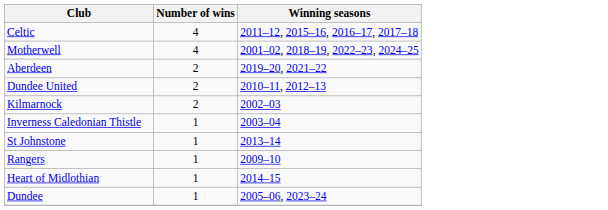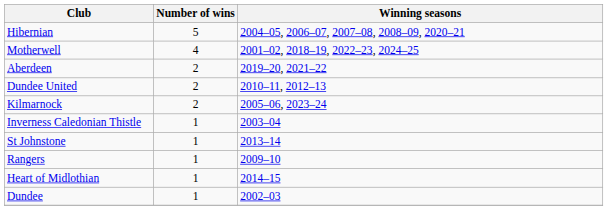+ row: (30, 31)
- row: (21, 31)
(260, 104) 2002–03 -> (283, 104) 2005–06, 2023–24
(283, 196) 2005–06, 2023–24 -> (260, 196) 2002–03
